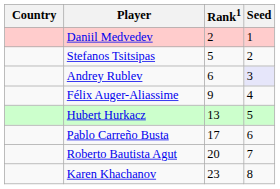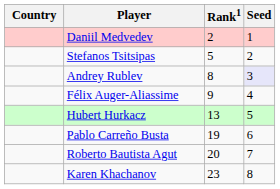(210, 76) 6 -> (210, 76) 8
(213, 134) 17 -> (213, 134) 19
